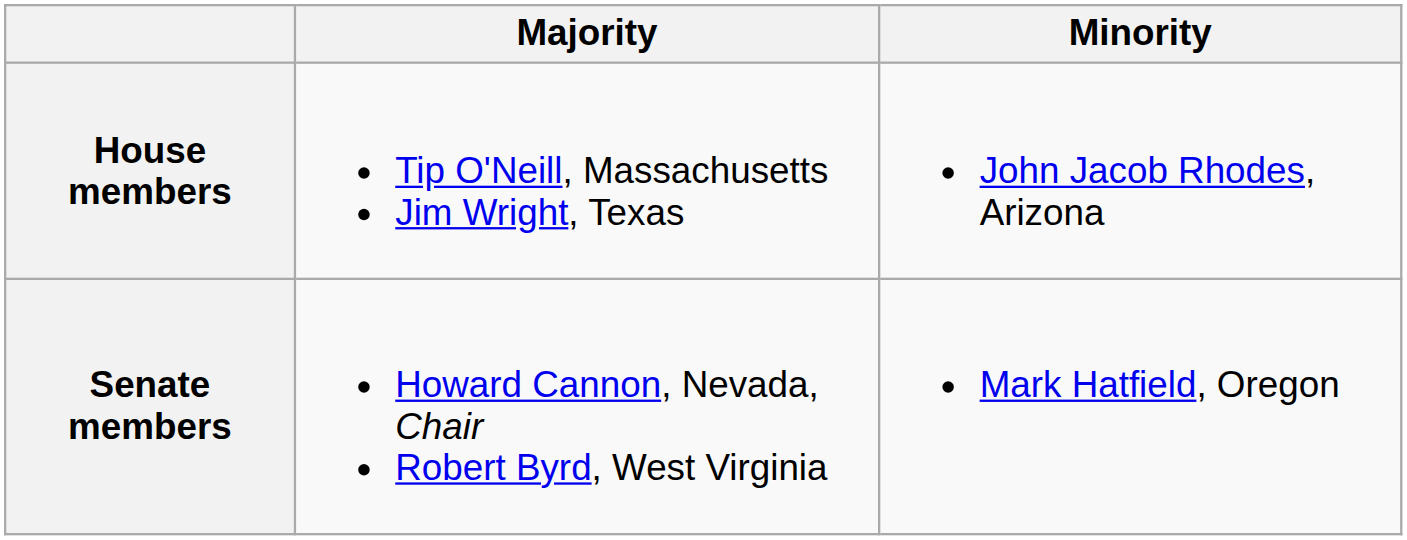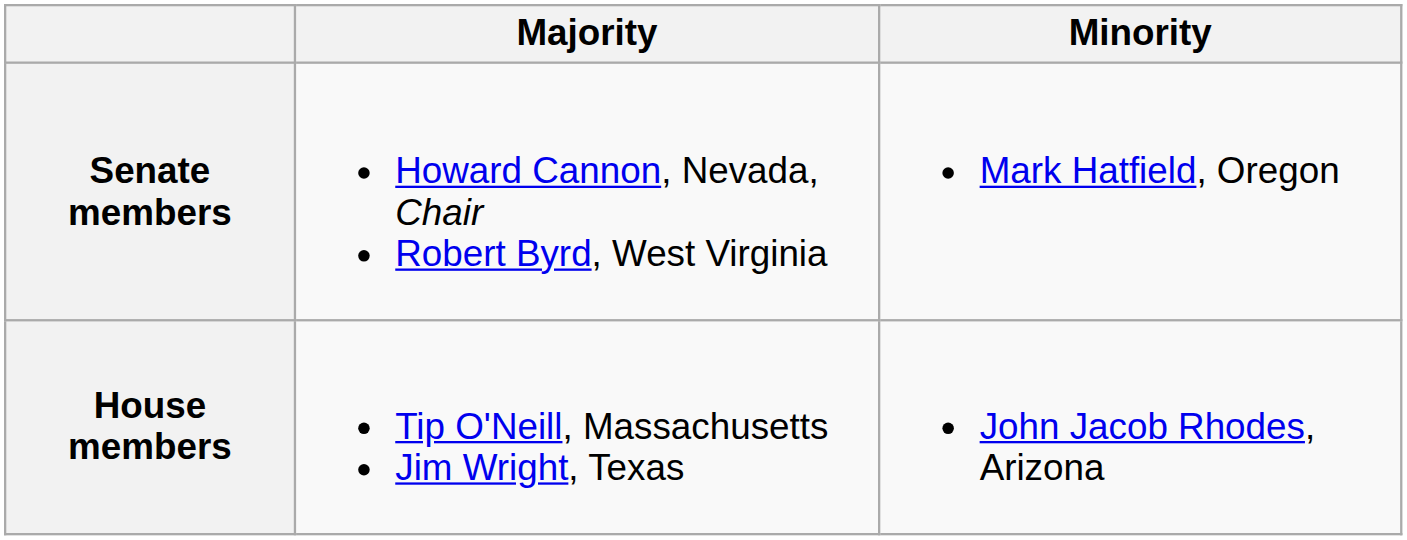rows swapped: (150, 405) <-> (150, 170)
